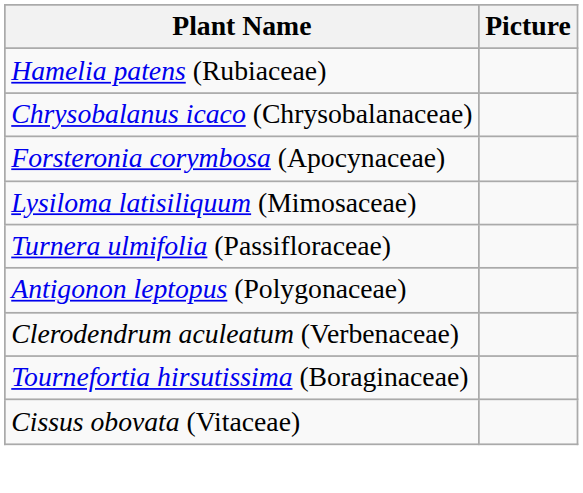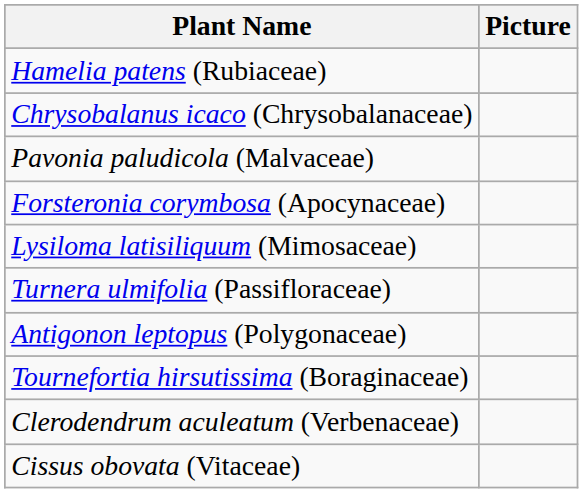+ row: (193, 158)
rows swapped: (235, 333) <-> (240, 377)
